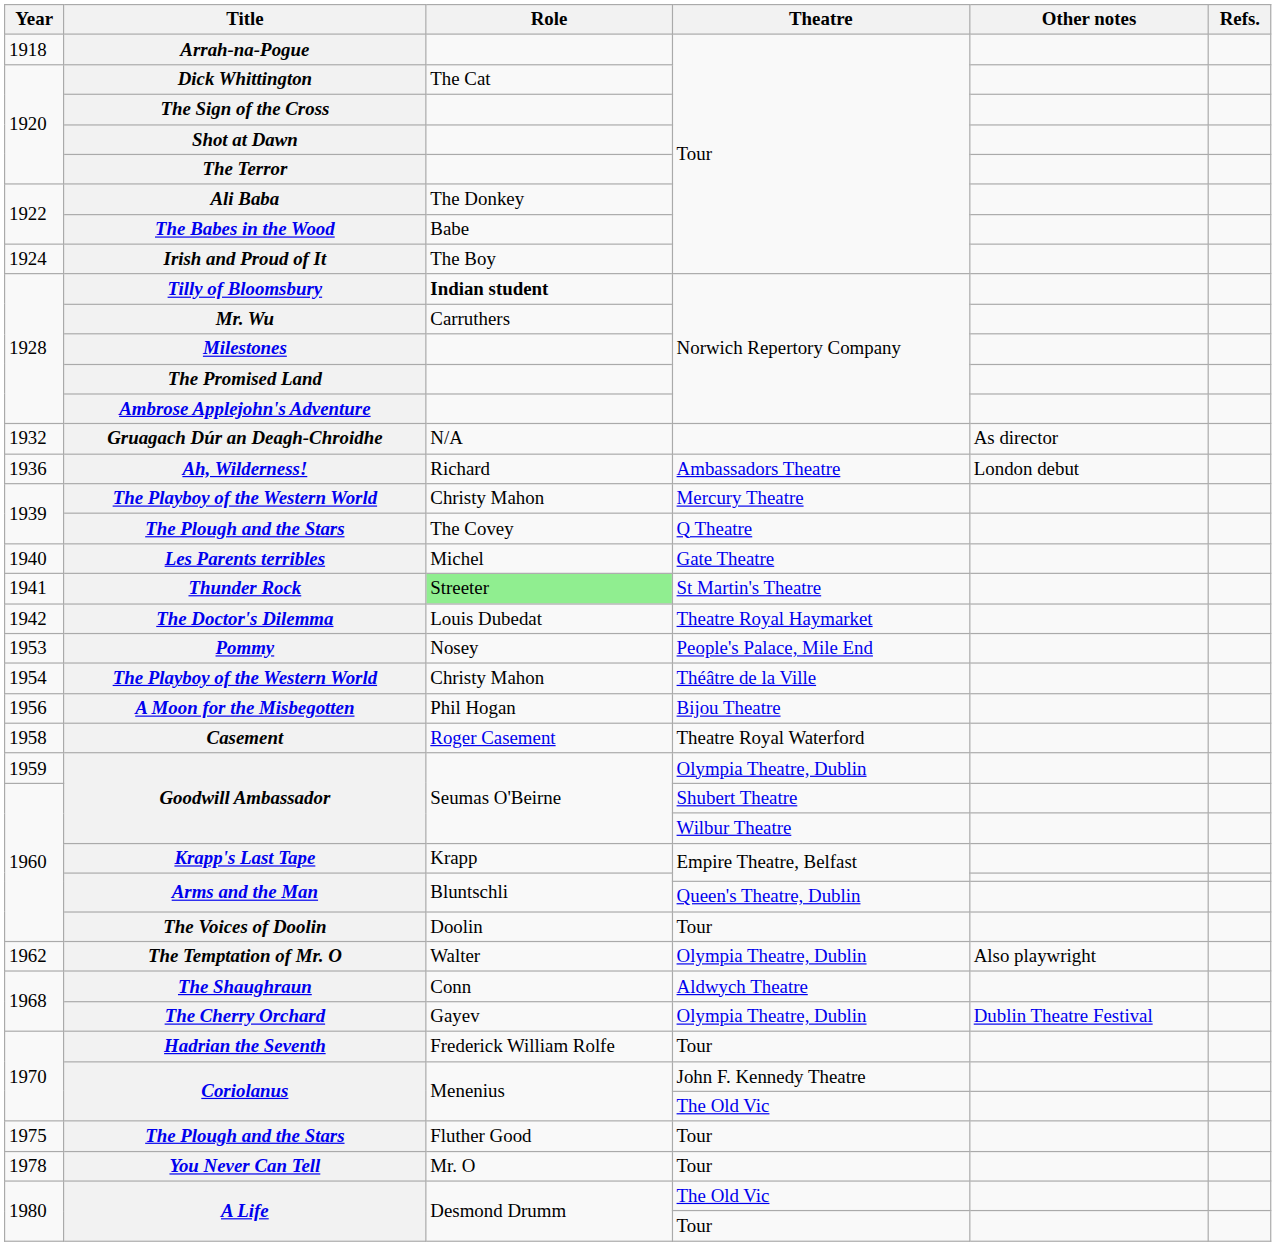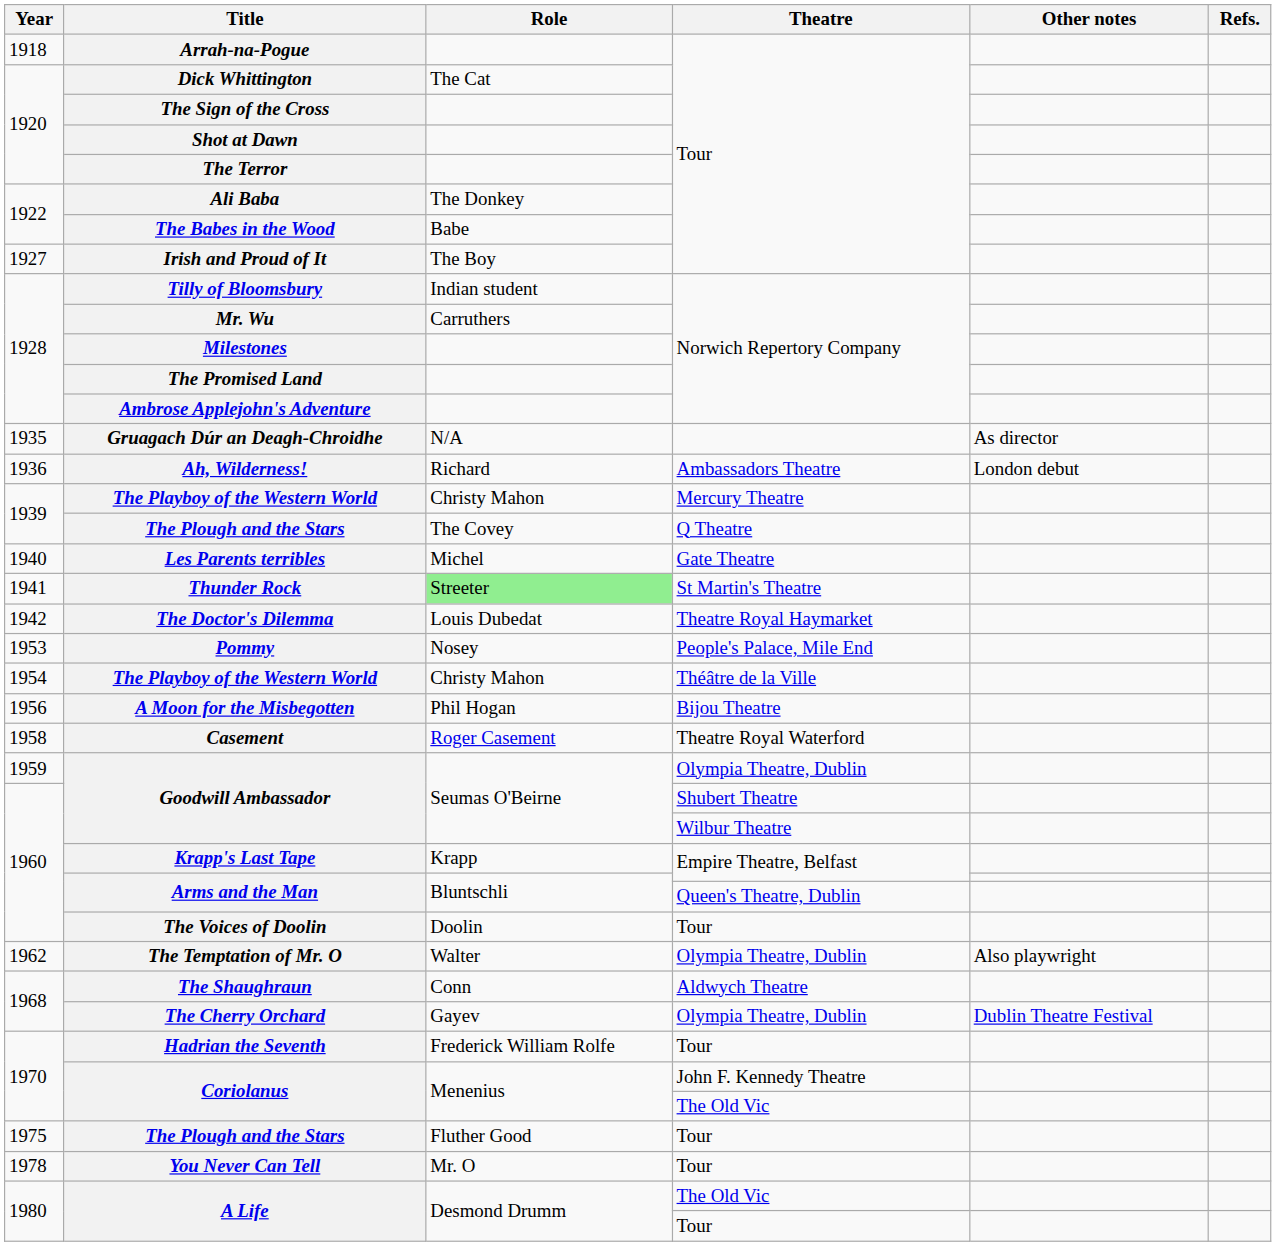(28, 259) 1924 -> (28, 259) 1927
(489, 288) bold -> (484, 288) normal
(28, 438) 1932 -> (28, 438) 1935
